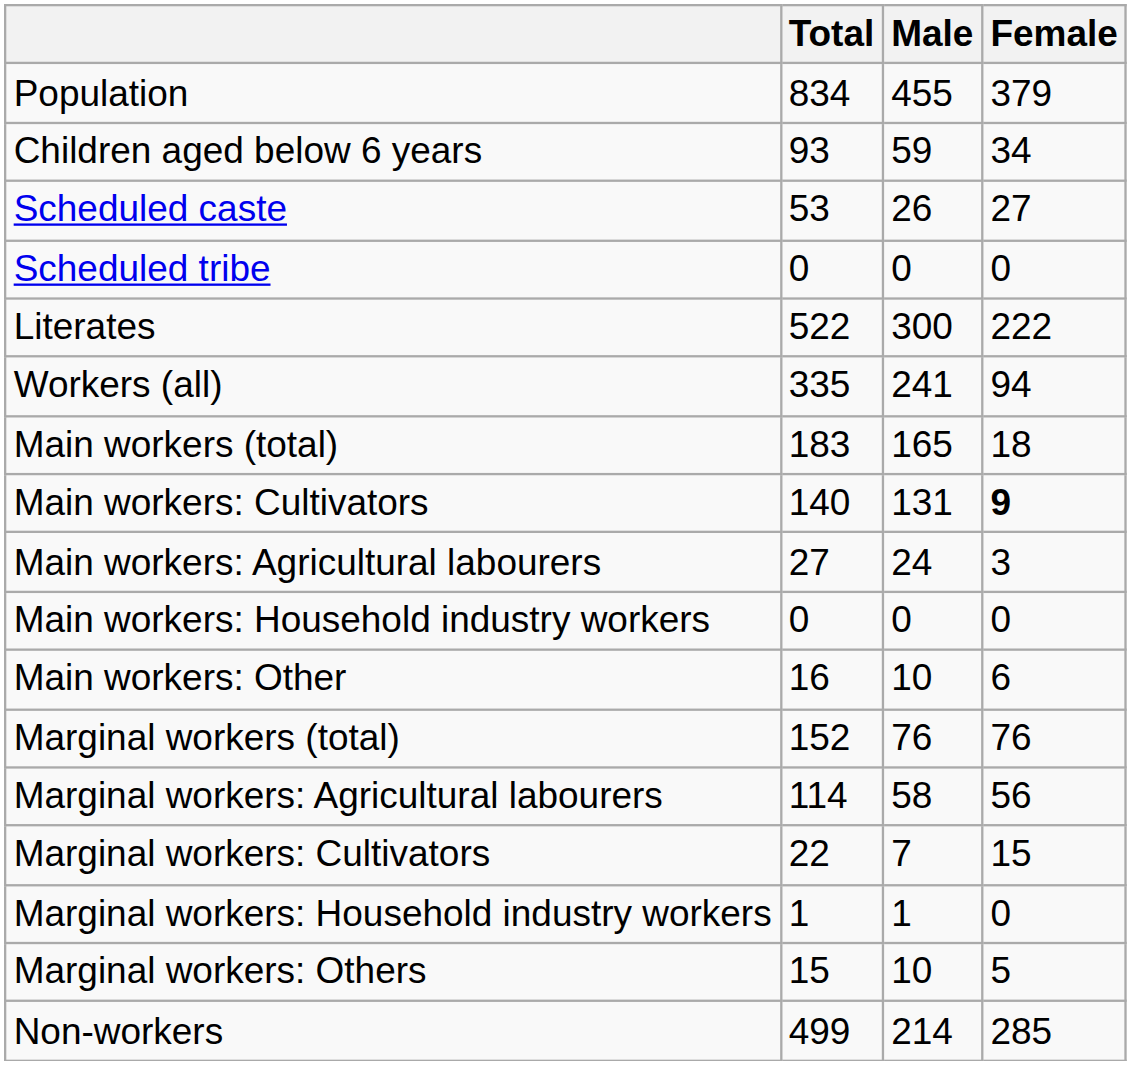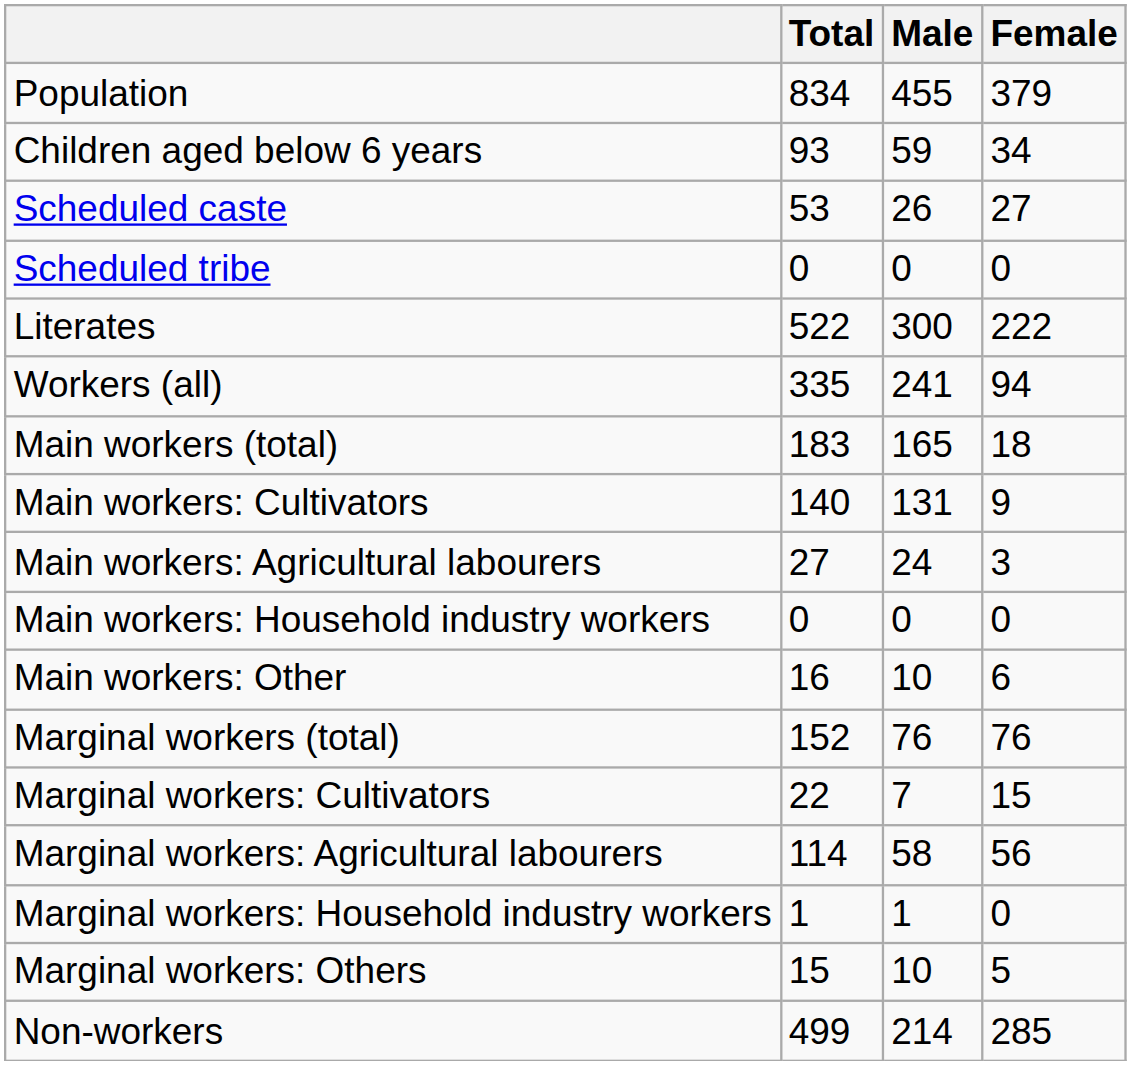(1001, 502) bold -> (1001, 502) normal
rows swapped: (252, 854) <-> (338, 795)
